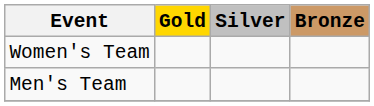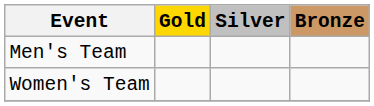rows swapped: (68, 84) <-> (80, 52)
